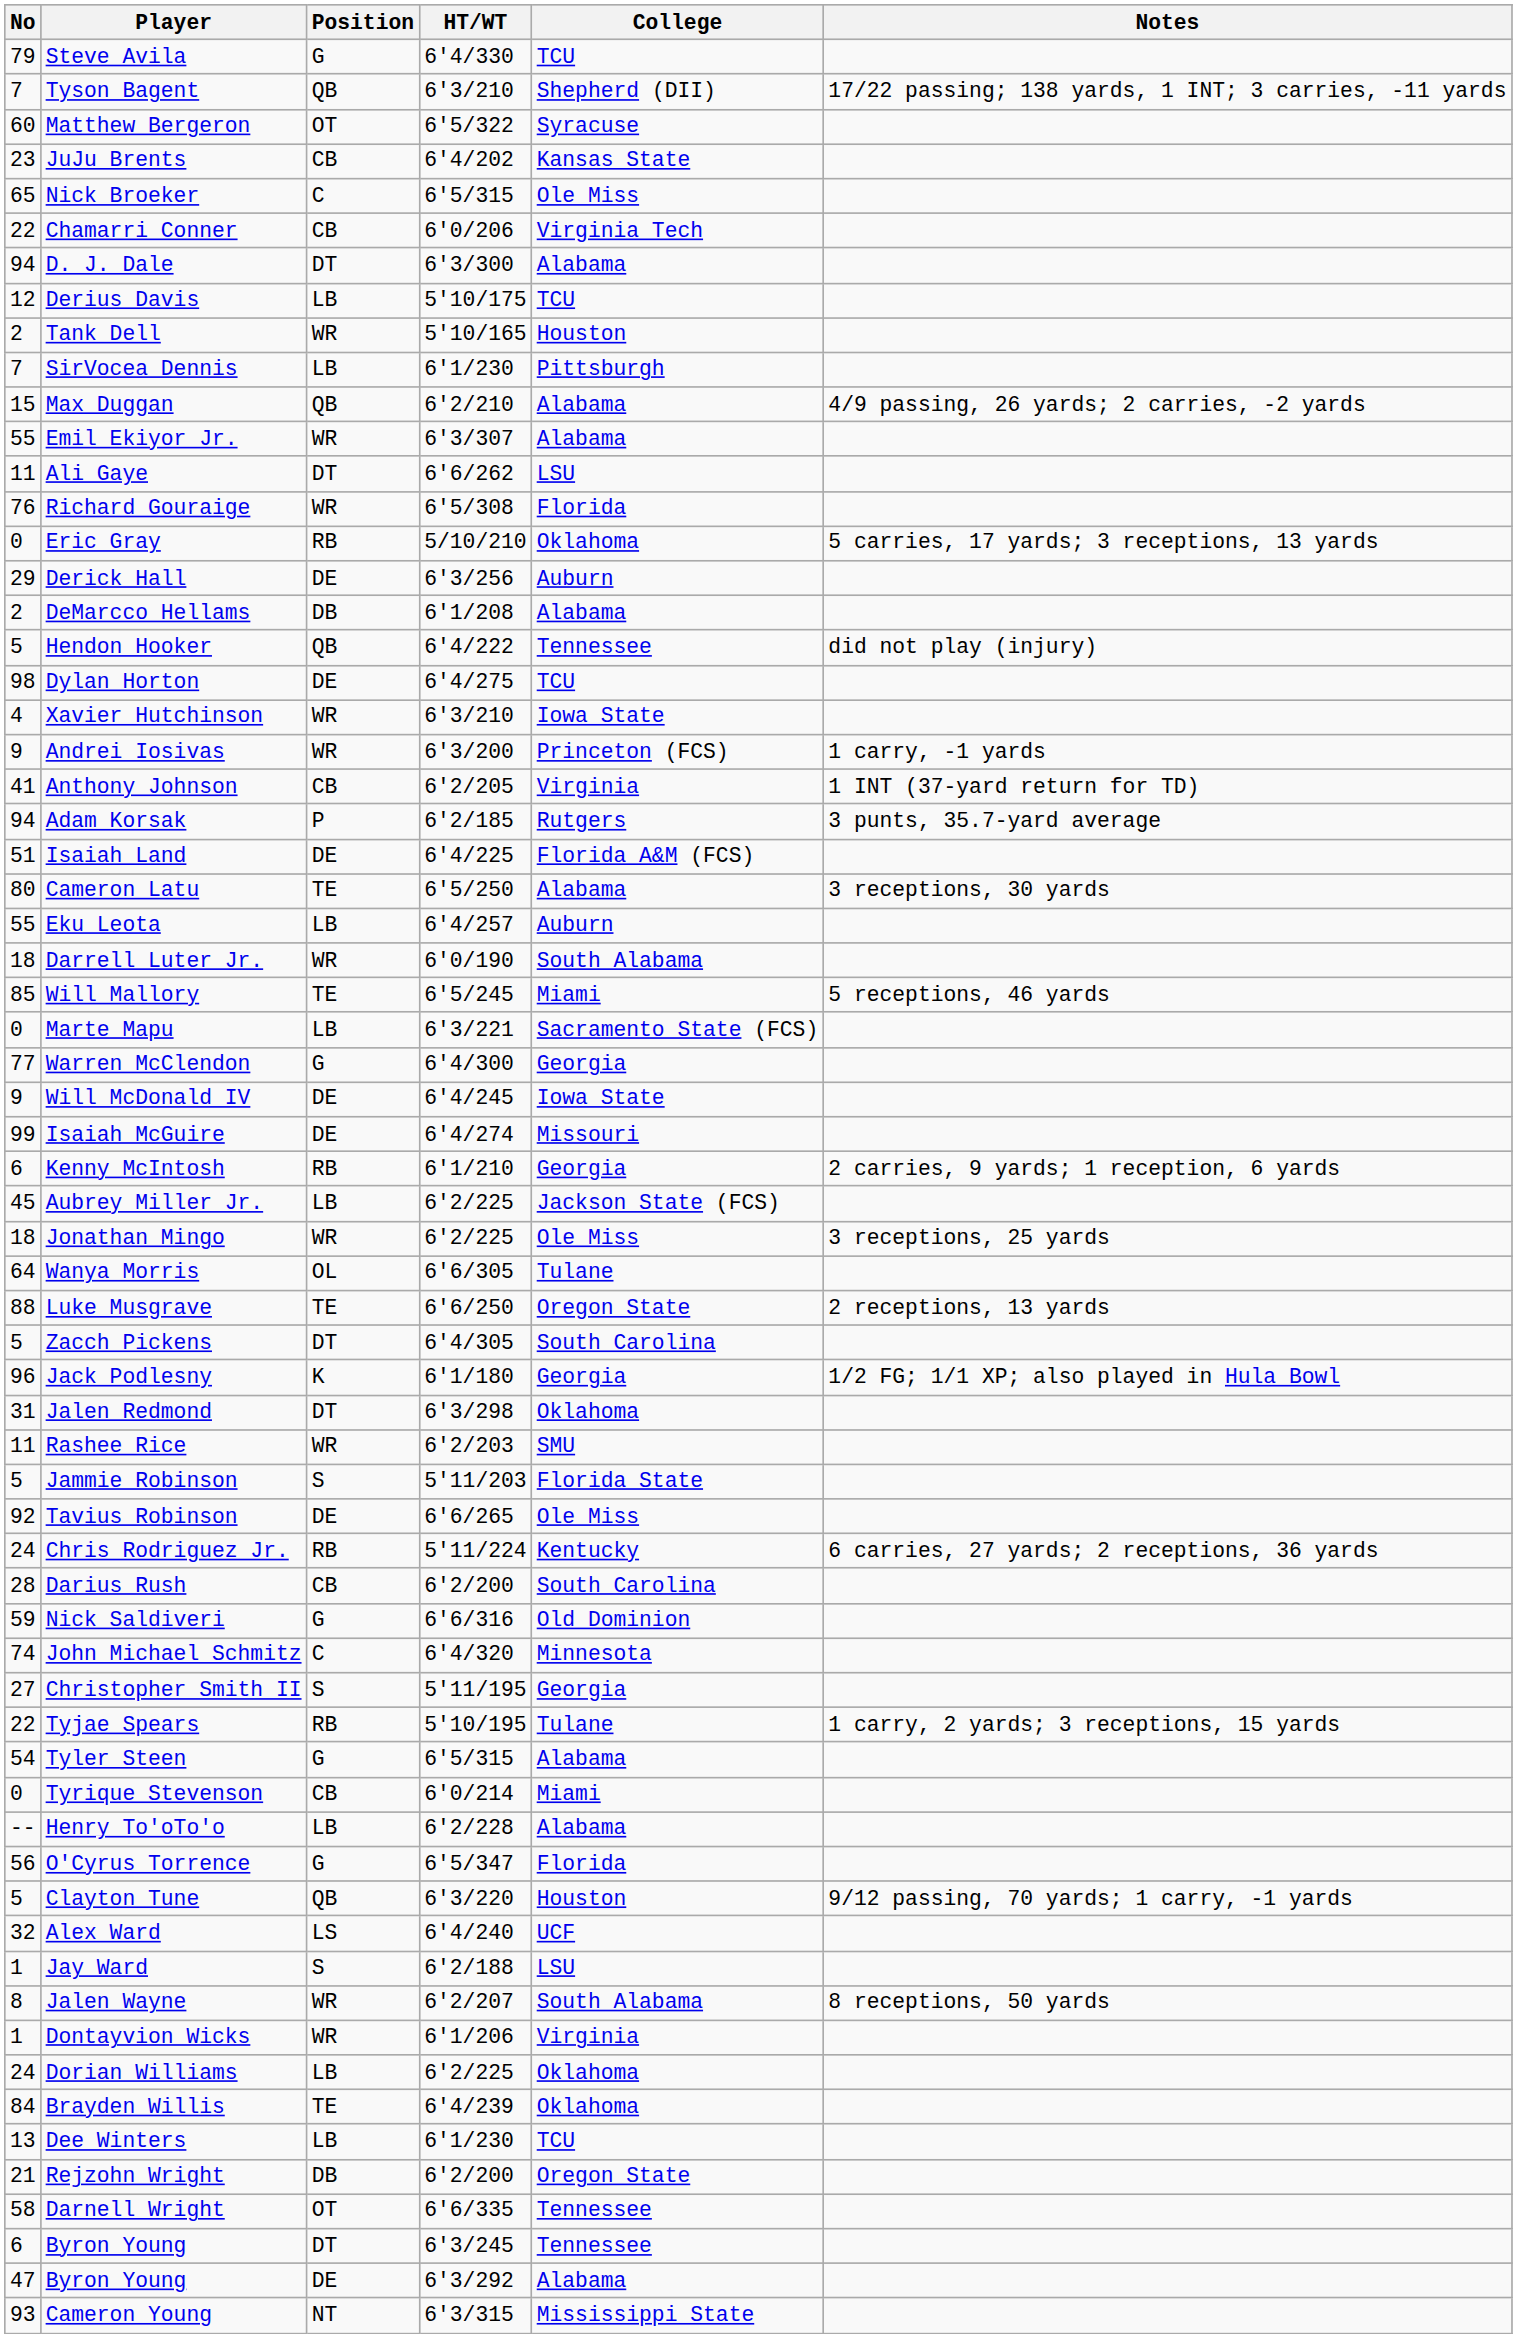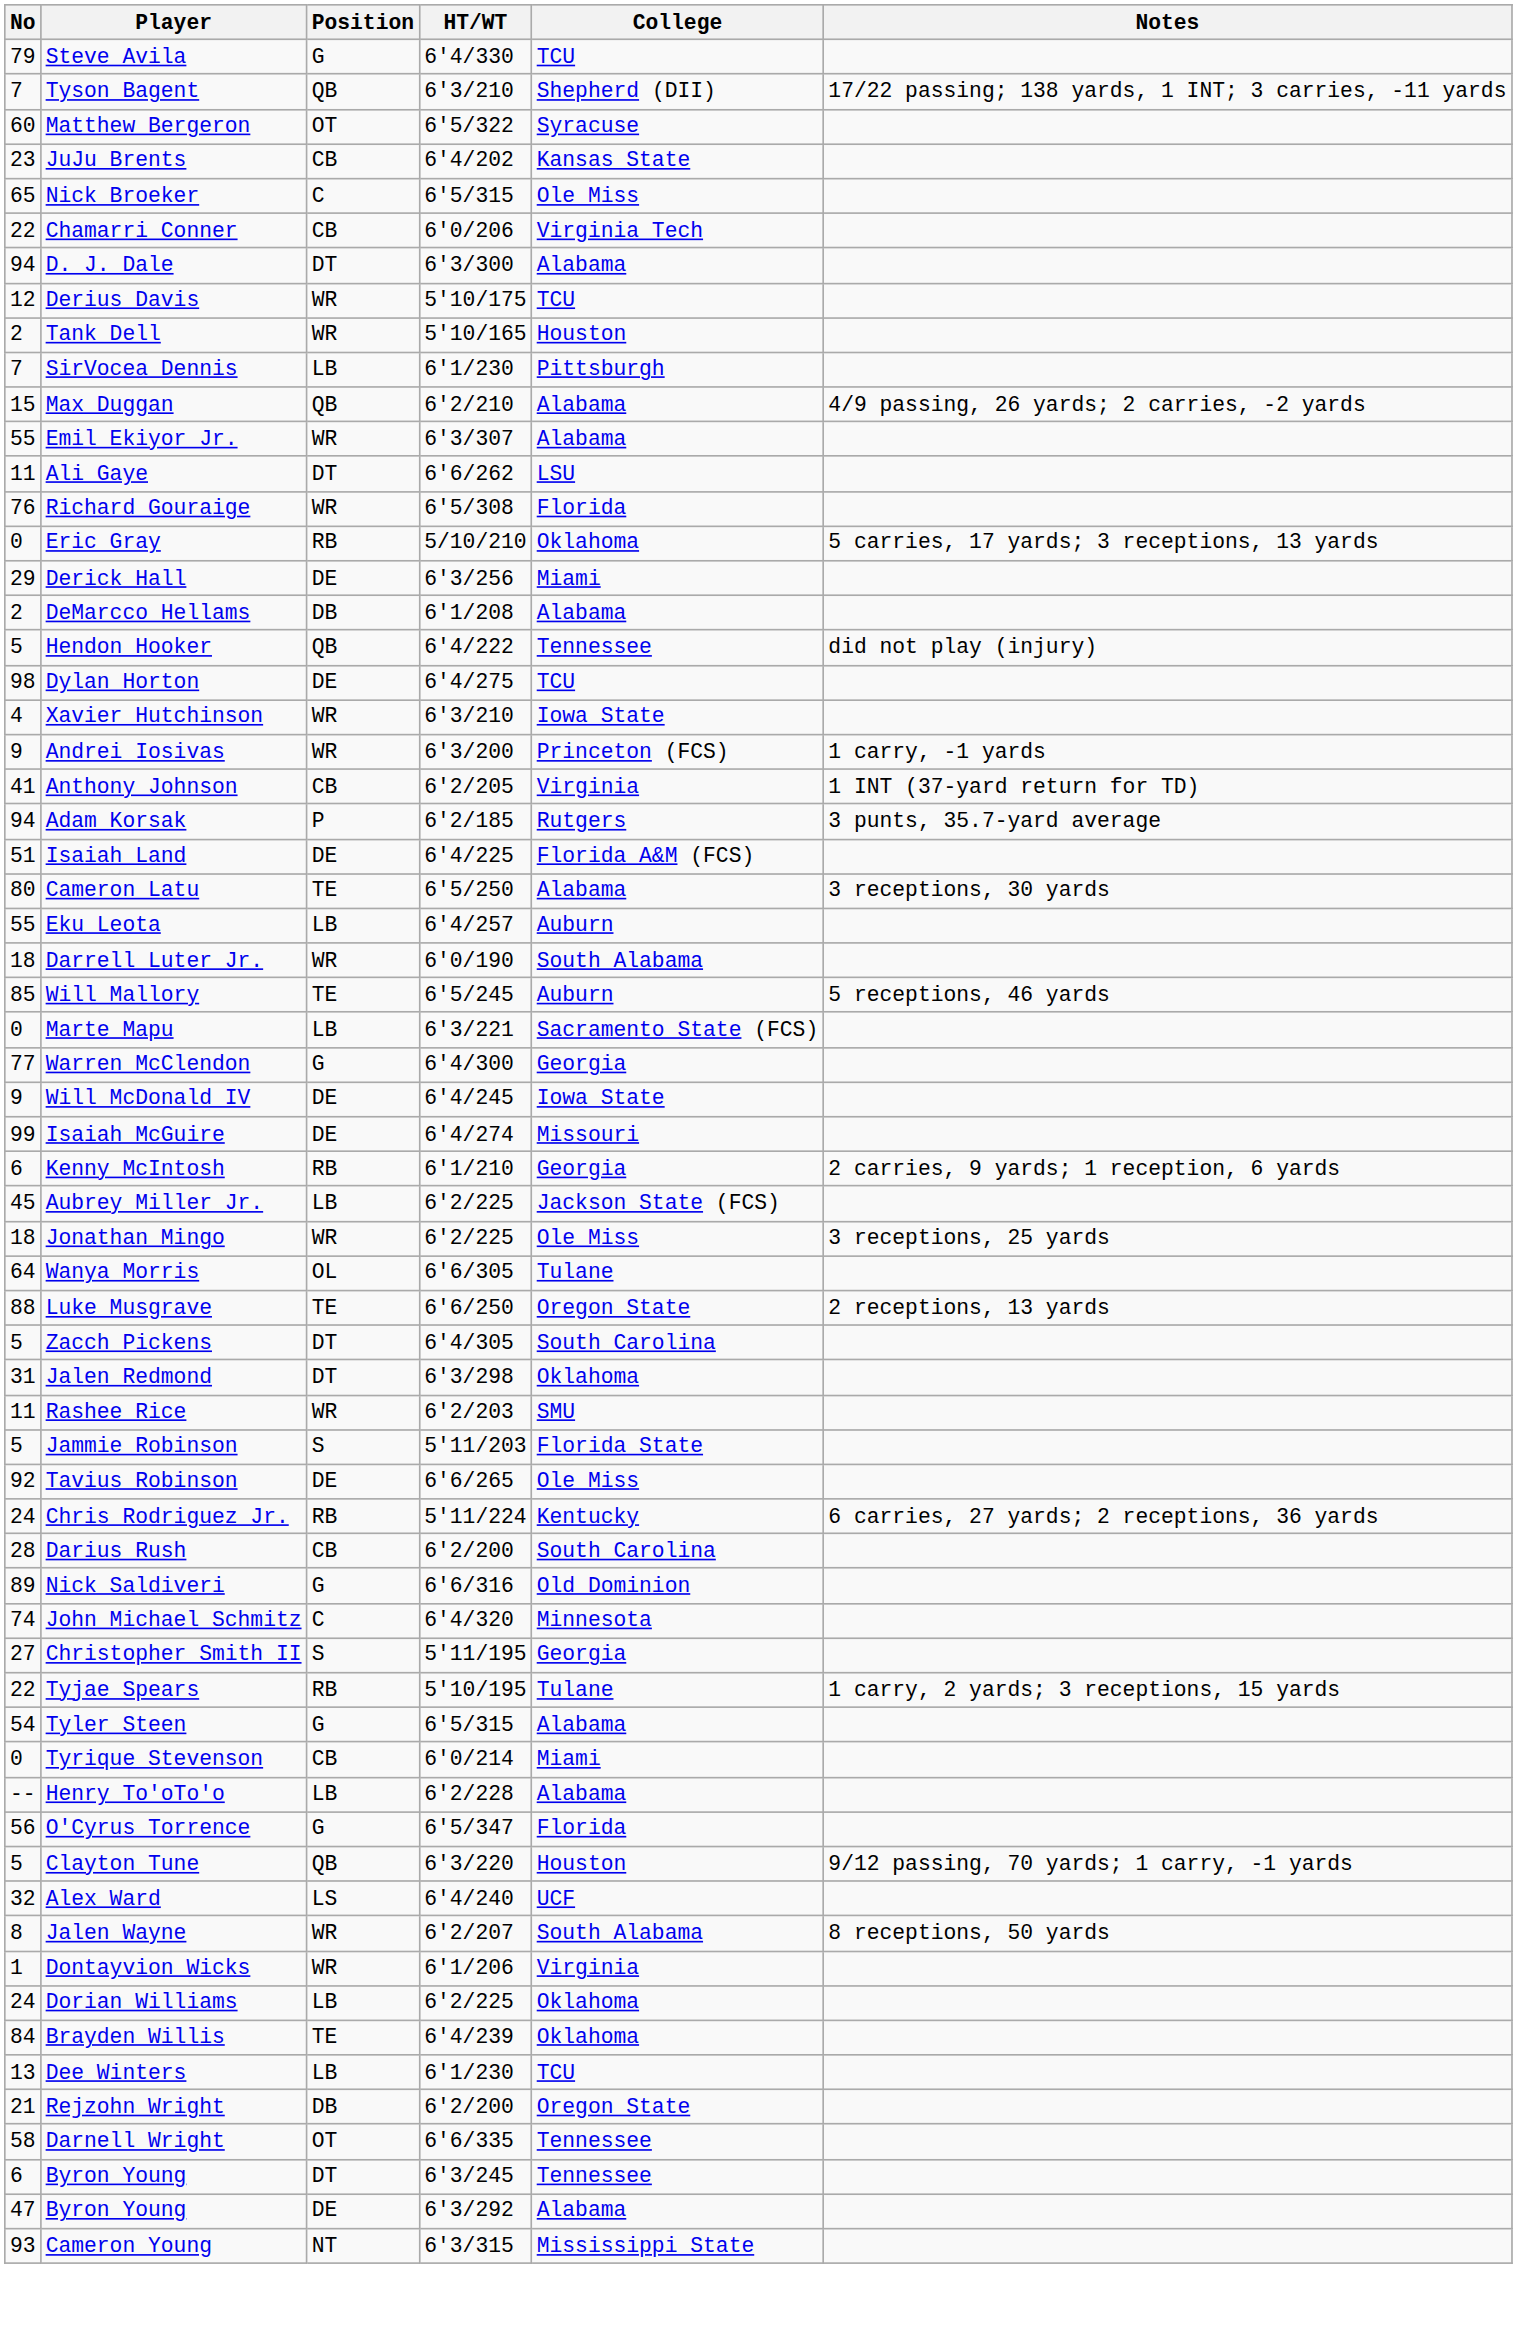(324, 300) LB -> (324, 300) WR
(575, 578) Auburn -> (569, 578) Miami
(569, 995) Miami -> (575, 995) Auburn
- row: (129, 1377)
(23, 1621) 59 -> (23, 1586) 89
- row: (97, 1968)
